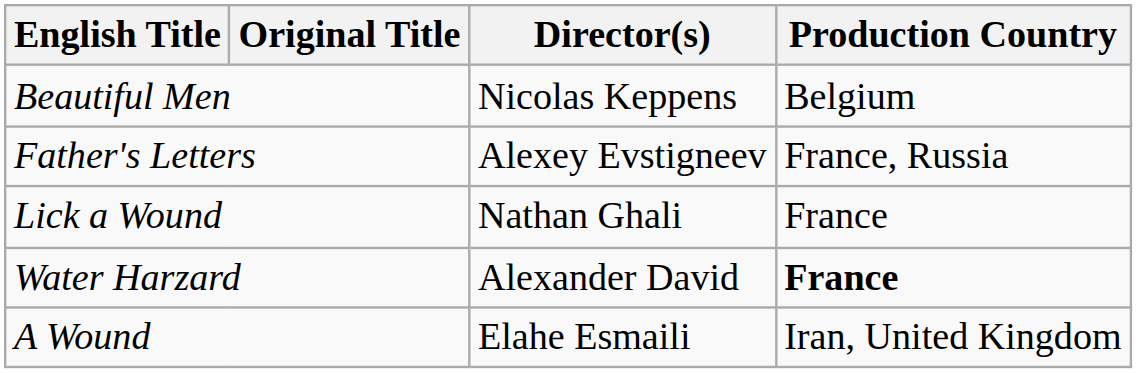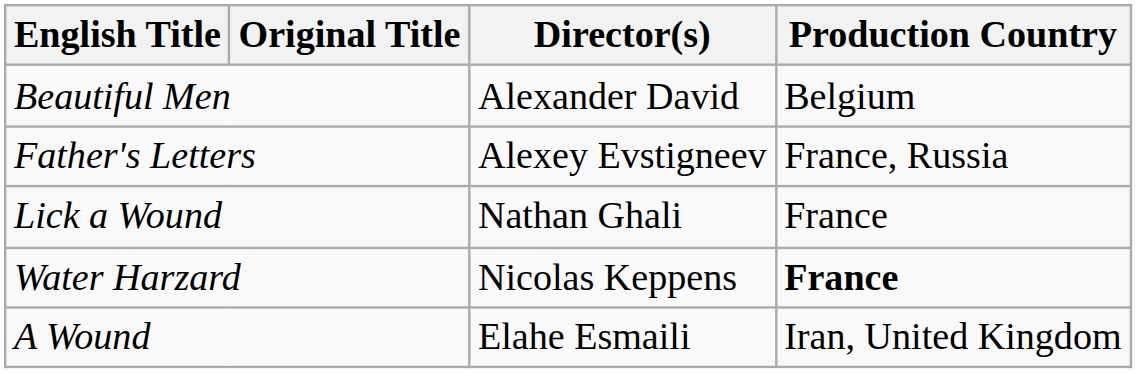(607, 95) Nicolas Keppens -> (609, 95) Alexander David
(609, 276) Alexander David -> (607, 276) Nicolas Keppens
